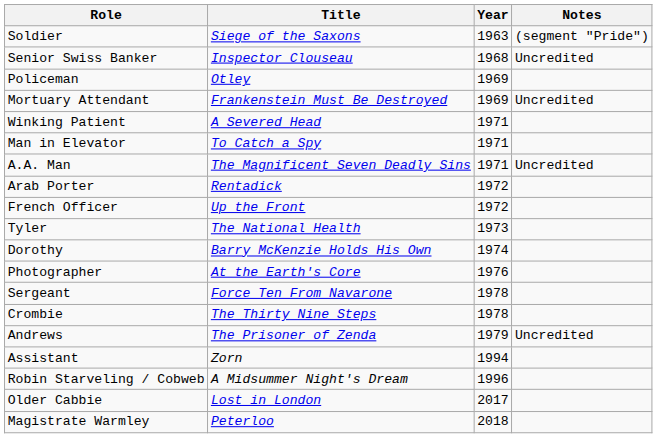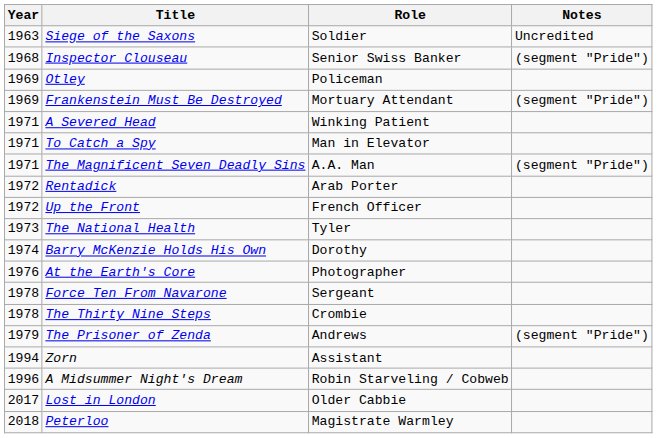columns swapped: (493, 15) <-> (106, 15)
(582, 37) (segment "Pride") -> (554, 37) Uncredited
(554, 58) Uncredited -> (582, 58) (segment "Pride")
(554, 101) Uncredited -> (582, 101) (segment "Pride")
(554, 165) Uncredited -> (582, 165) (segment "Pride")
(554, 336) Uncredited -> (582, 336) (segment "Pride")
